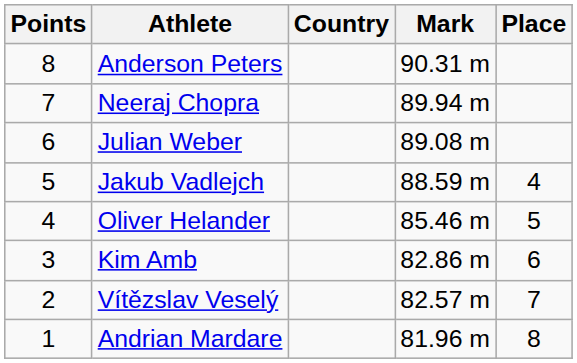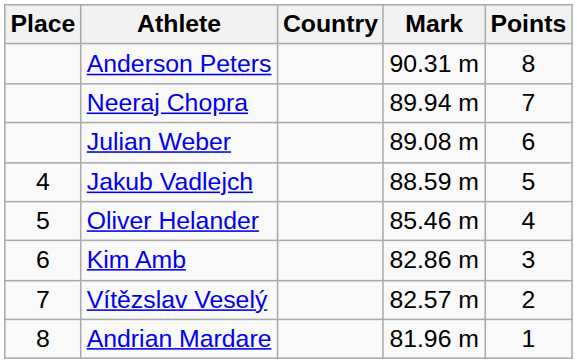columns swapped: (534, 24) <-> (48, 24)
